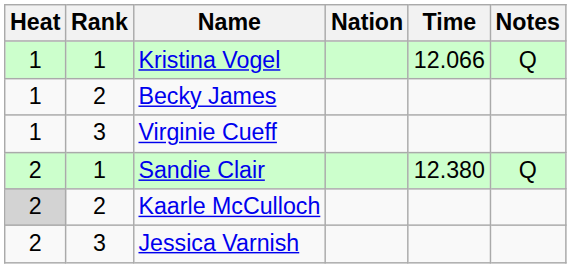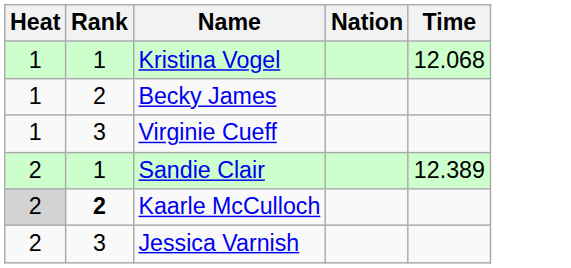- column: (528, 22)
(449, 59) 12.066 -> (449, 59) 12.068
(449, 170) 12.380 -> (449, 170) 12.389
(99, 206) normal -> (99, 206) bold
